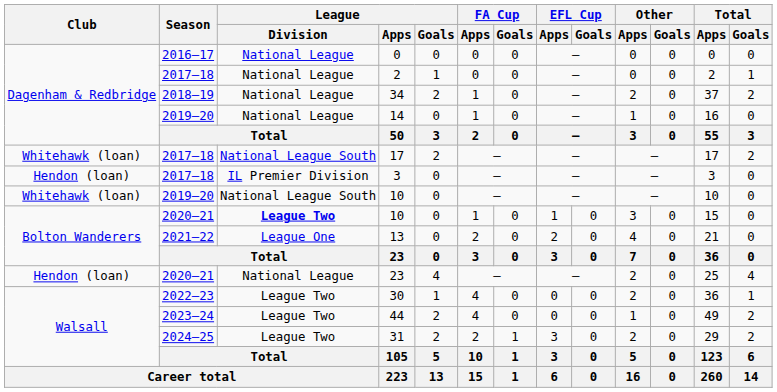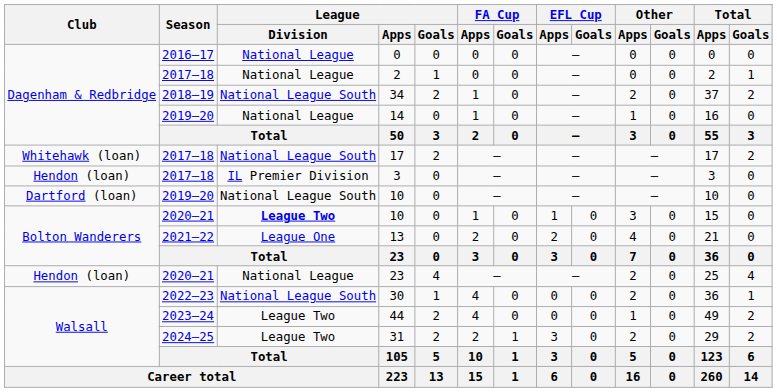(298, 95) National League -> (298, 95) National League South
(82, 196) Whitehawk (loan) -> (82, 196) Dartford (loan)
(298, 296) League Two -> (298, 296) National League South
